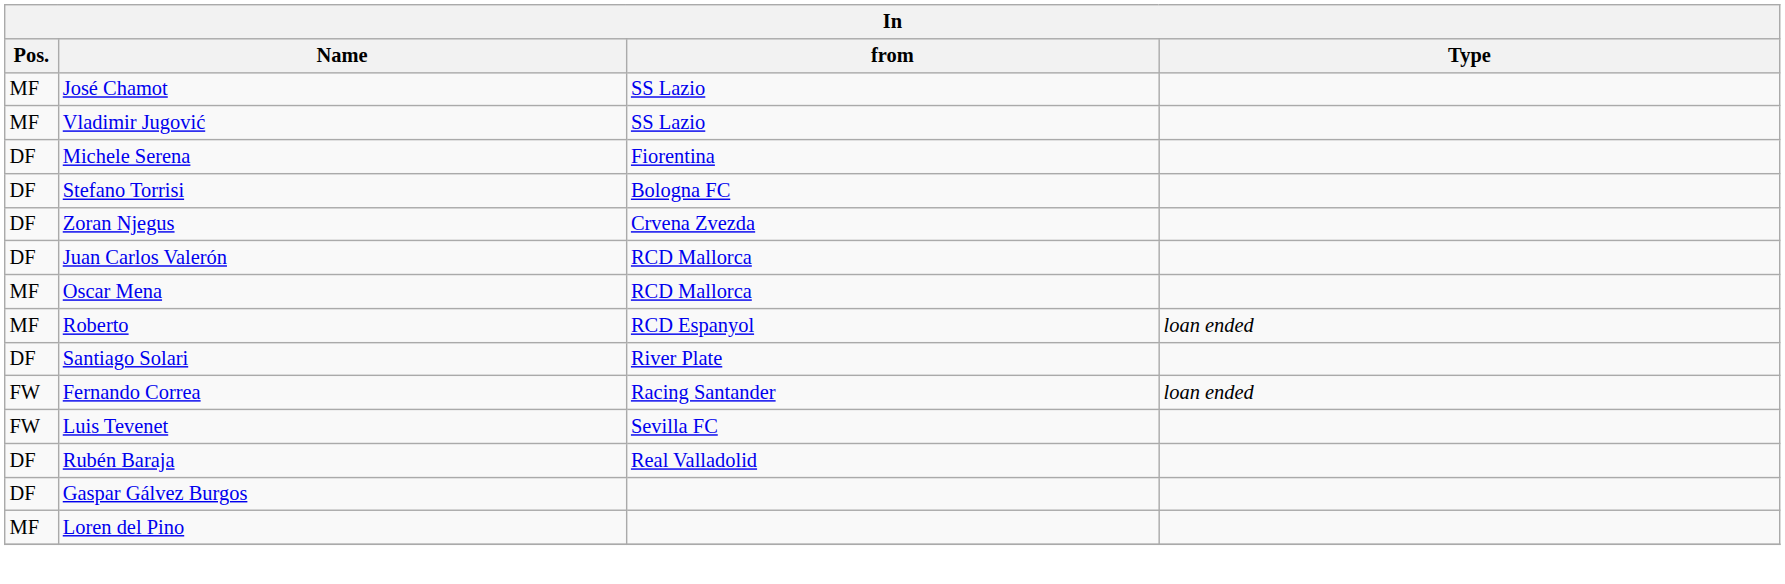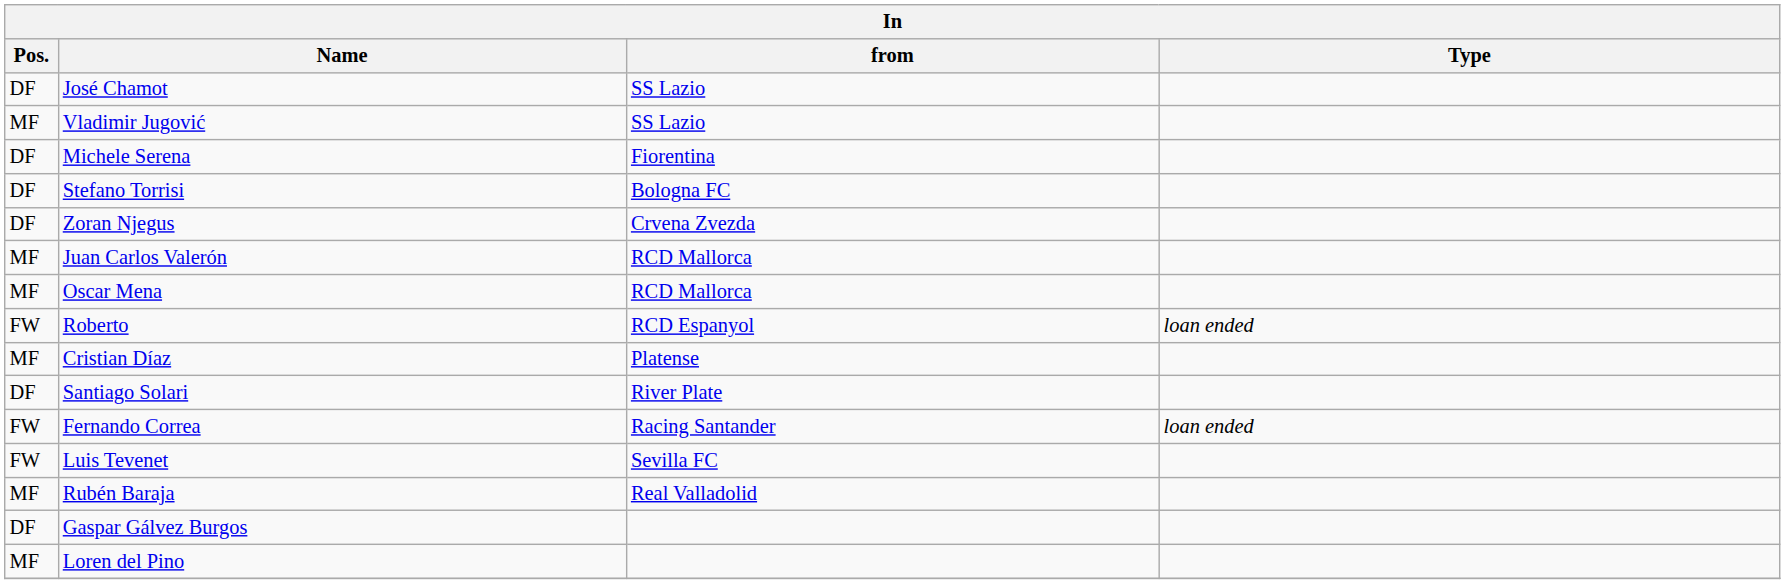(24, 89) MF -> (23, 89) DF
(23, 257) DF -> (24, 257) MF
(24, 325) MF -> (25, 325) FW
+ row: (117, 359)
(23, 460) DF -> (24, 493) MF
